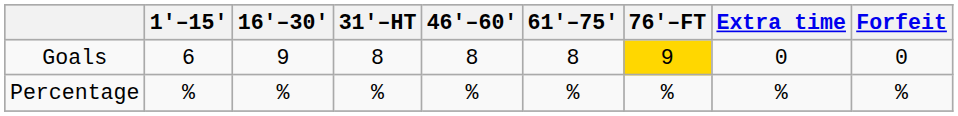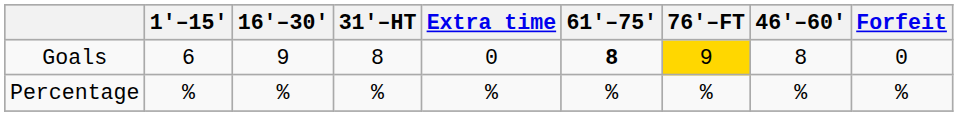columns swapped: (472, 22) <-> (781, 22)
(573, 58) normal -> (612, 58) bold
